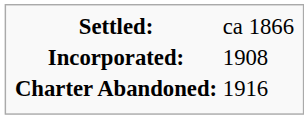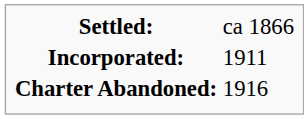(246, 58) 1908 -> (245, 58) 1911
